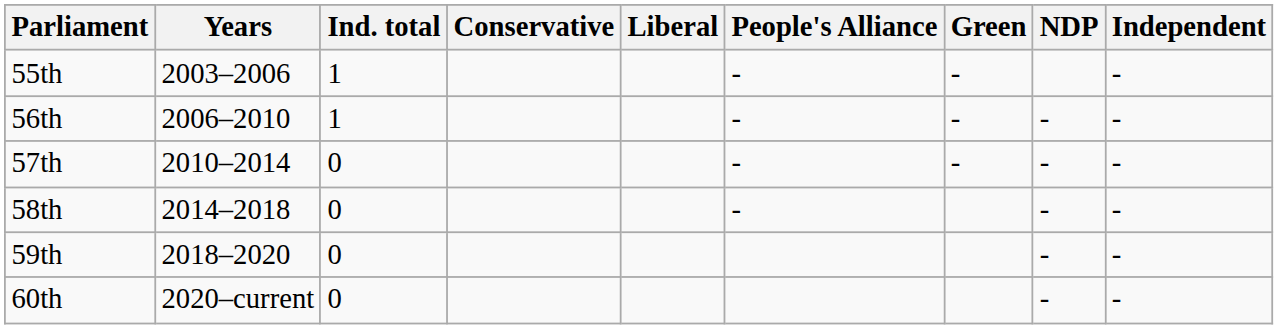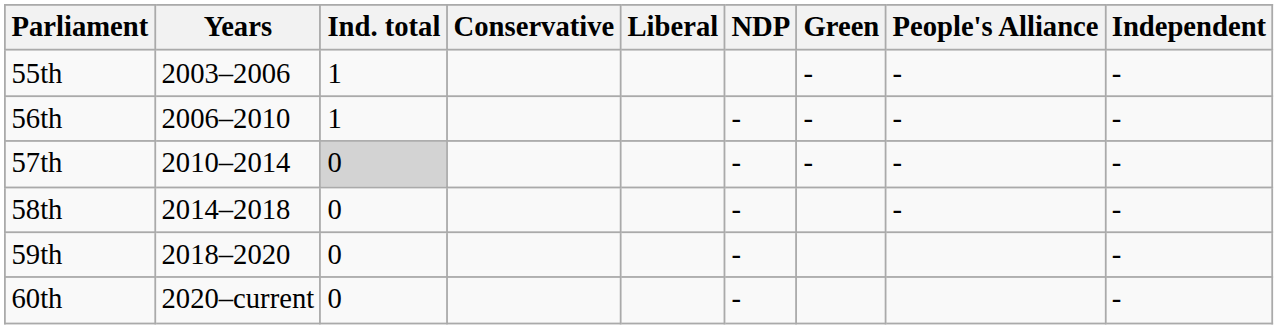columns swapped: (1069, 27) <-> (834, 27)
(335, 163) no background -> (335, 163) lightgrey background
